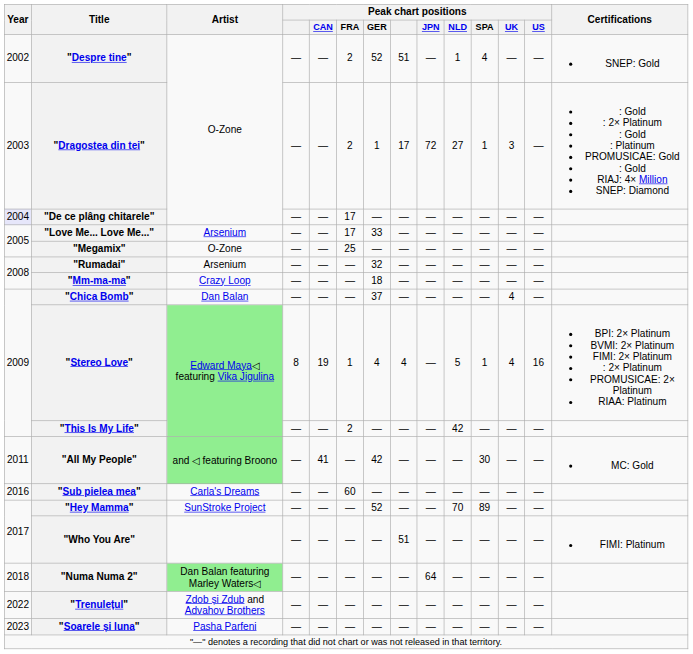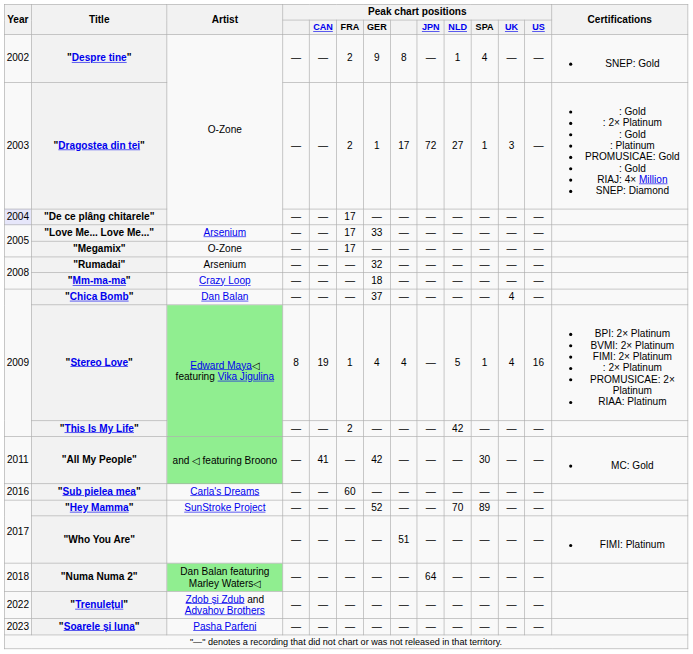(377, 58) 52 -> (377, 58) 9
(404, 58) 51 -> (404, 58) 8
(350, 249) 25 -> (350, 249) 17
